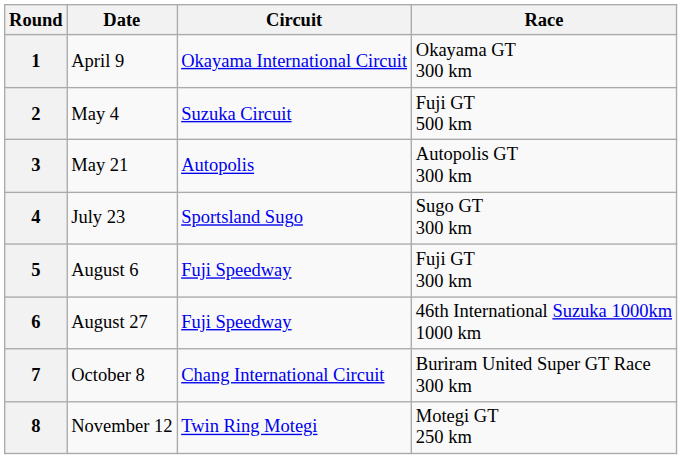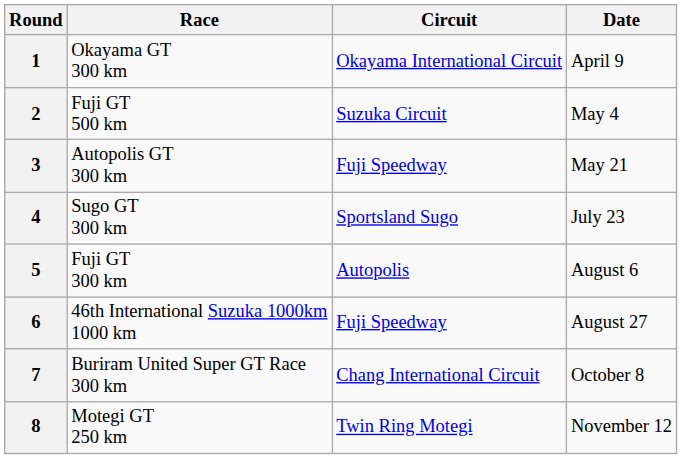columns swapped: (544, 19) <-> (122, 19)
(218, 165) Autopolis -> (391, 165) Fuji Speedway
(236, 269) Fuji Speedway -> (373, 269) Autopolis
